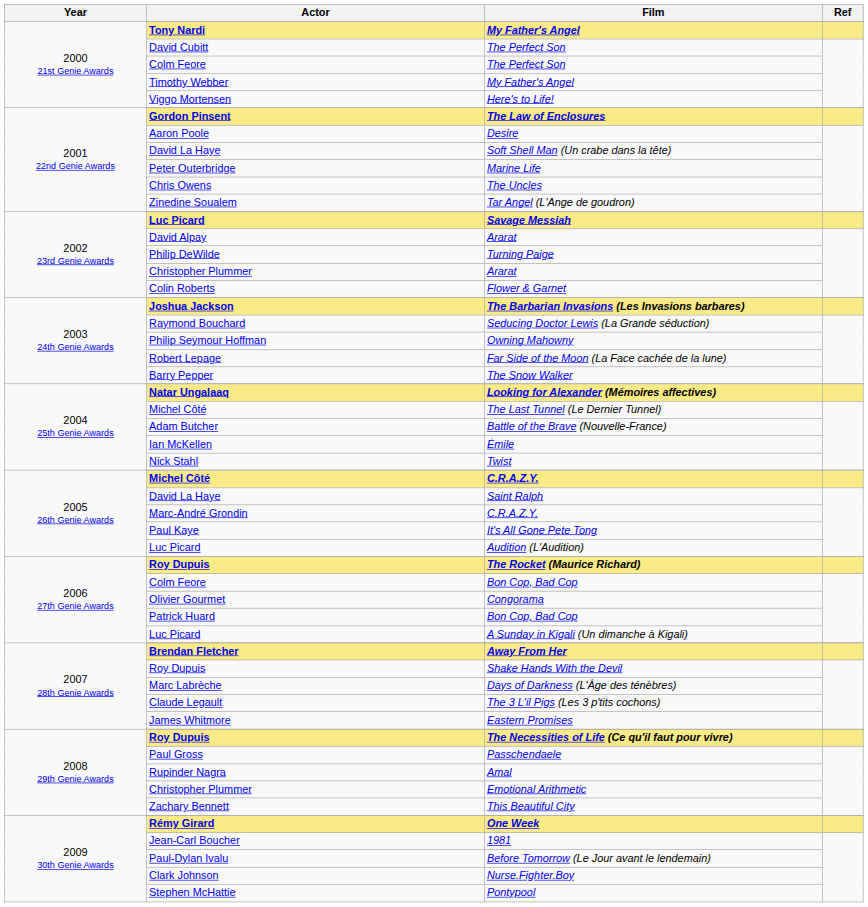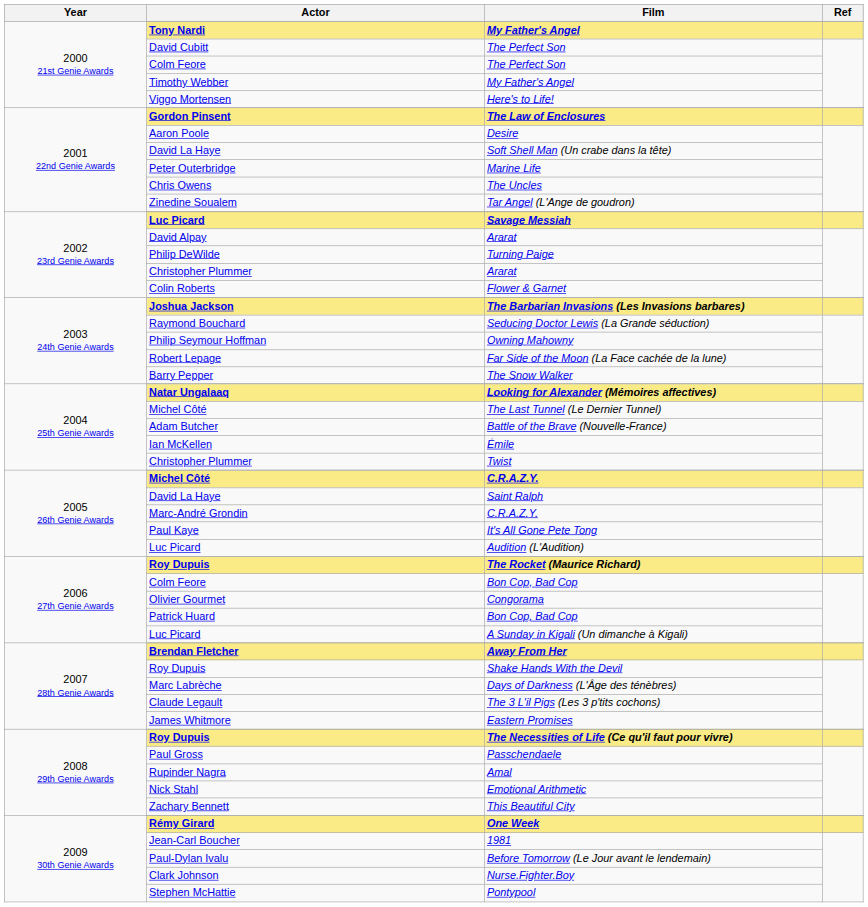(174, 461) Nick Stahl -> (200, 461) Christopher Plummer
(200, 789) Christopher Plummer -> (174, 789) Nick Stahl
